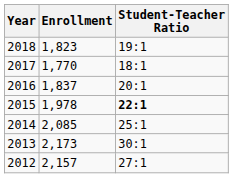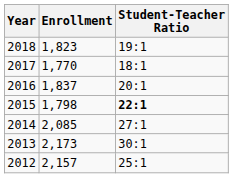(59, 105) 1,978 -> (59, 105) 1,798
(133, 124) 25:1 -> (133, 124) 27:1
(133, 163) 27:1 -> (133, 163) 25:1
